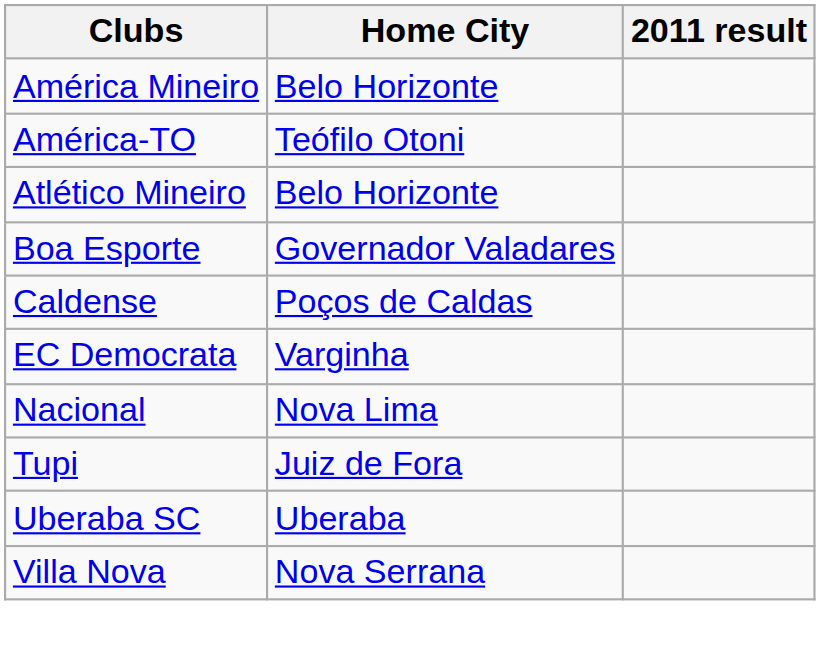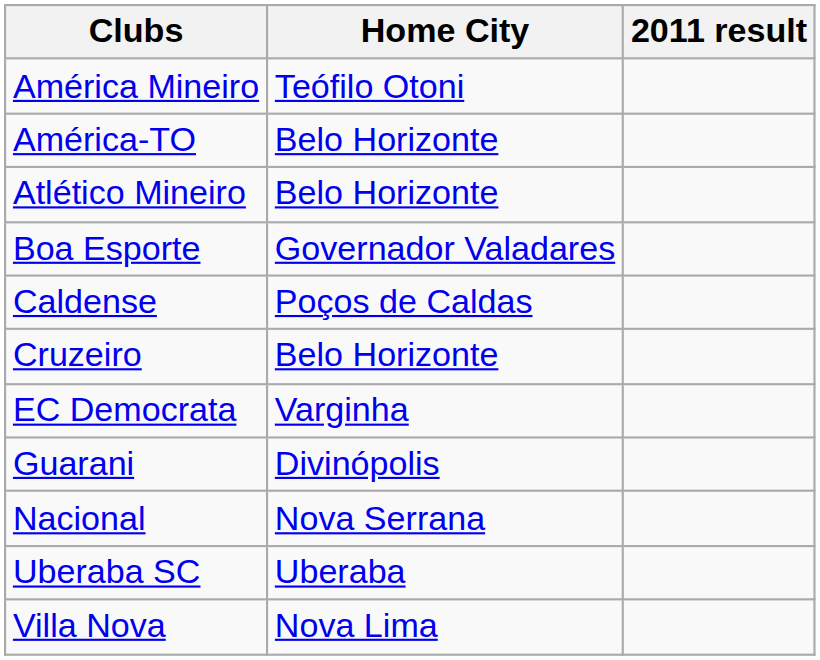(387, 85) Belo Horizonte -> (370, 85) Teófilo Otoni
(370, 139) Teófilo Otoni -> (387, 139) Belo Horizonte
+ row: (77, 355)
+ row: (74, 463)
(356, 409) Nova Lima -> (380, 517) Nova Serrana
- row: (45, 463)
(380, 572) Nova Serrana -> (356, 626) Nova Lima
